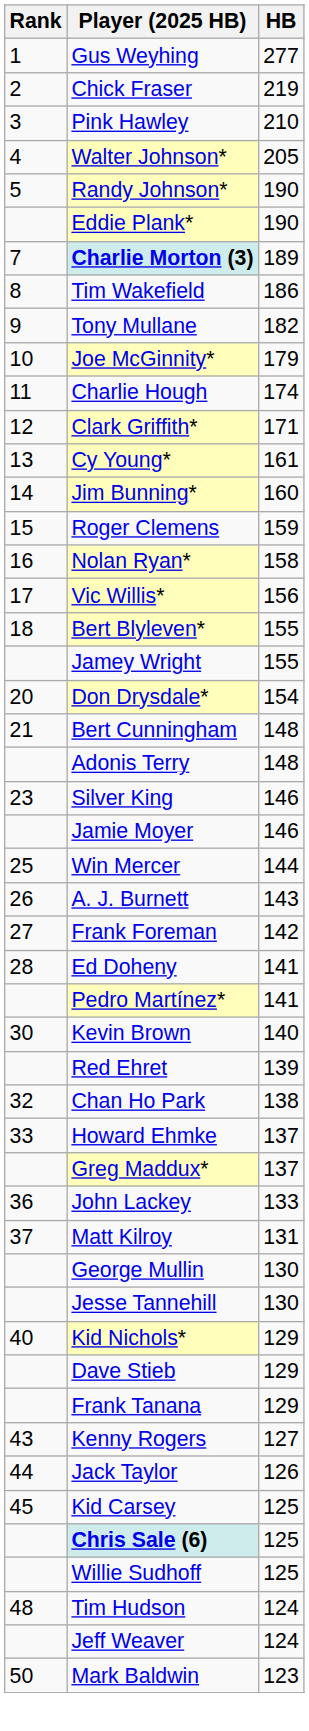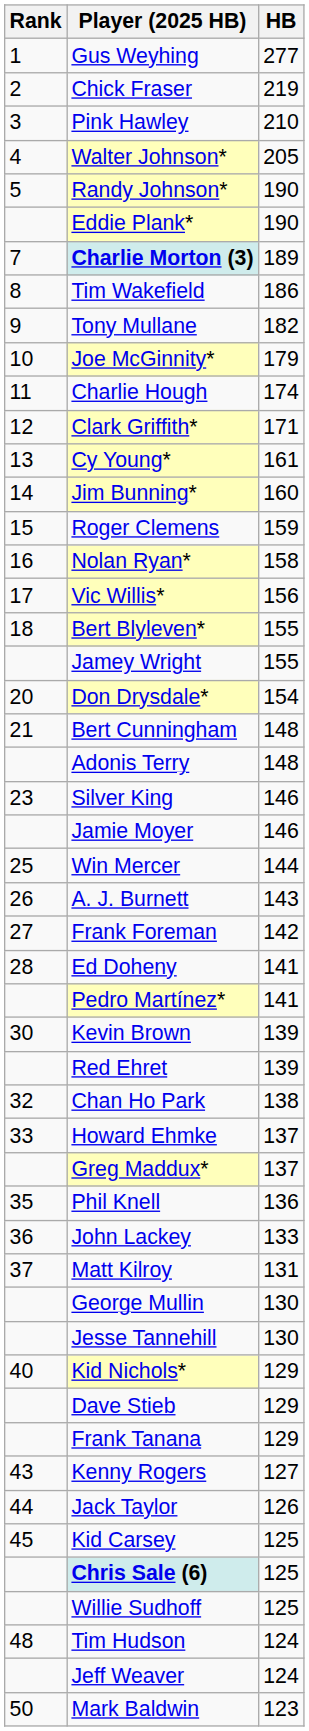(281, 1034) 140 -> (281, 1034) 139
+ row: (116, 1202)
